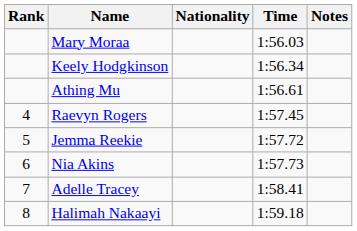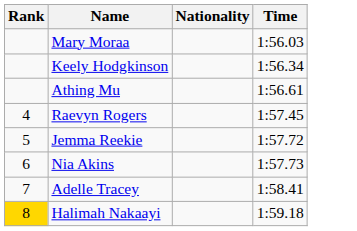- column: (329, 16)
(26, 213) no background -> (26, 213) gold background
